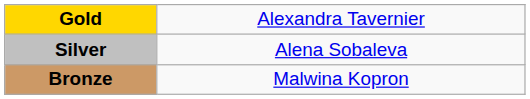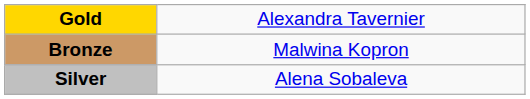rows swapped: (81, 49) <-> (81, 79)
